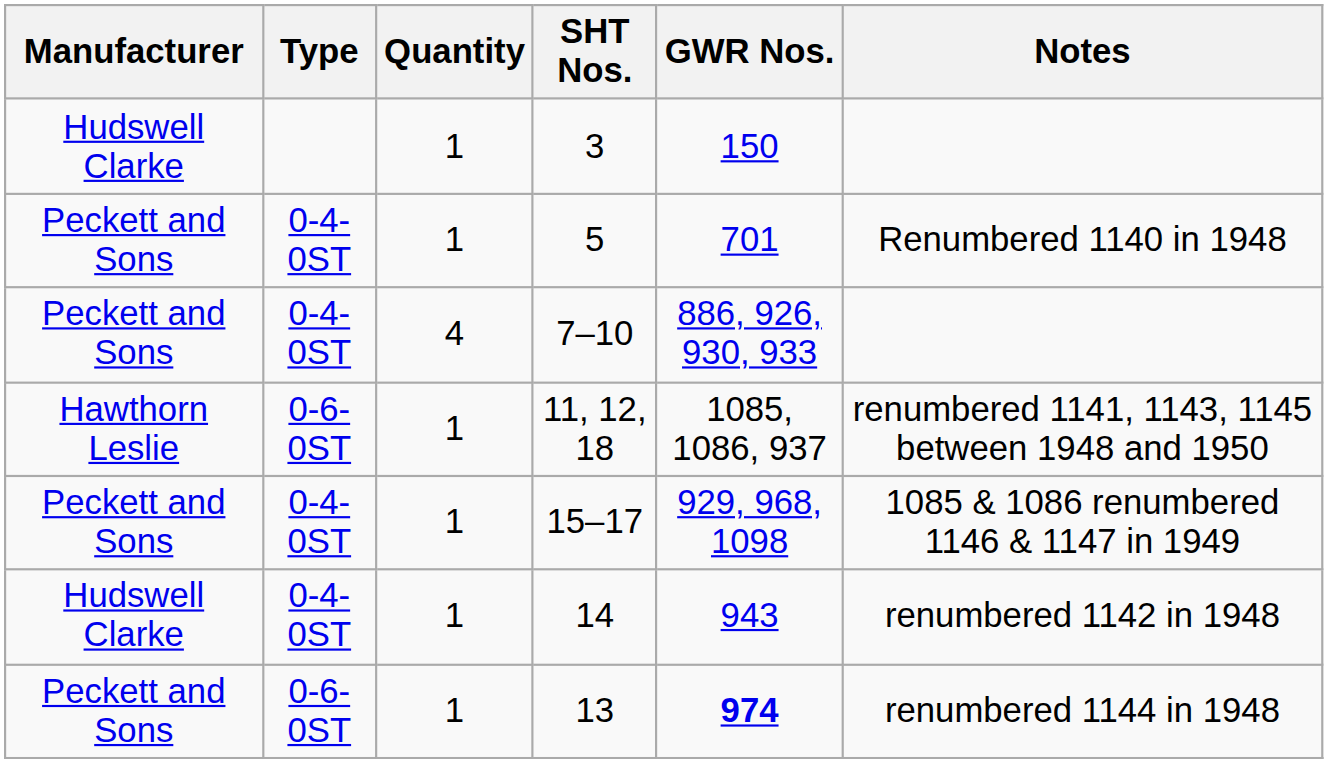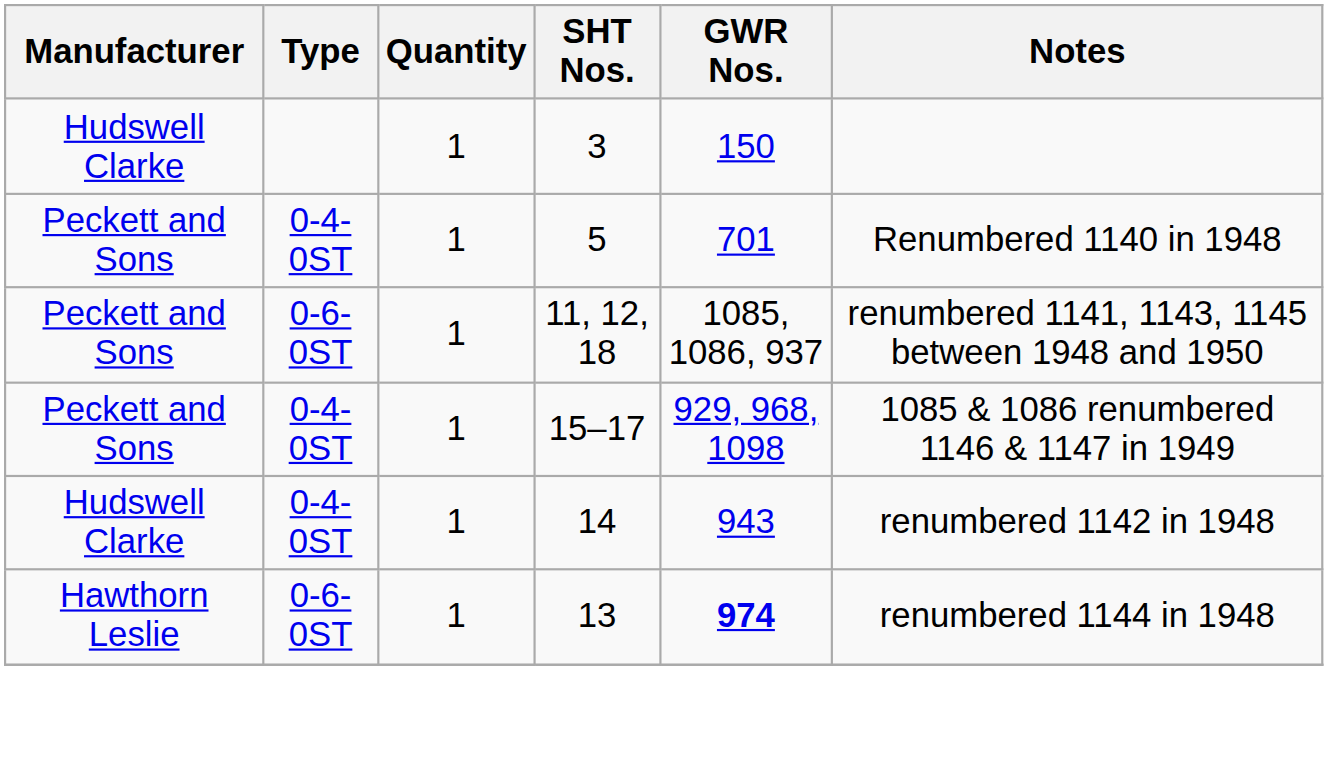- row: (595, 333)
(134, 428) Hawthorn Leslie -> (134, 333) Peckett and Sons
(134, 710) Peckett and Sons -> (134, 616) Hawthorn Leslie
